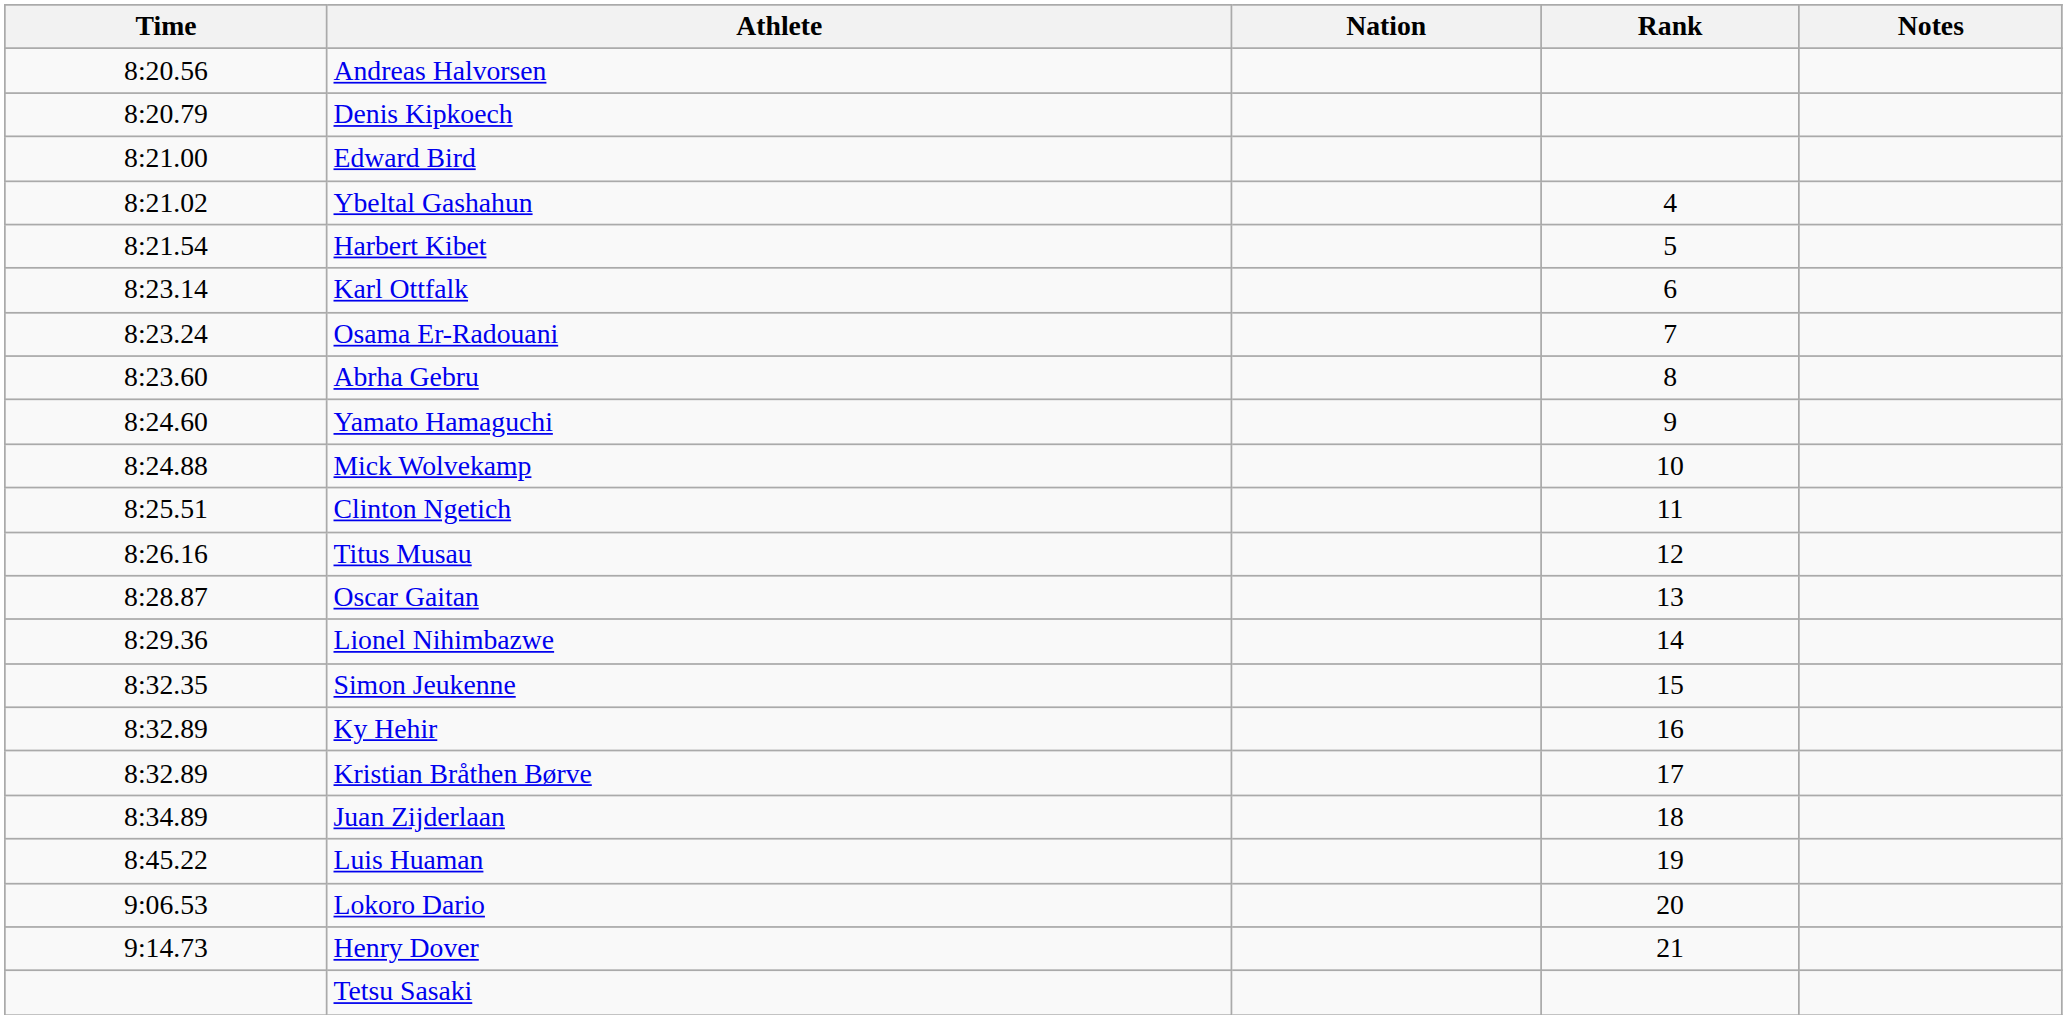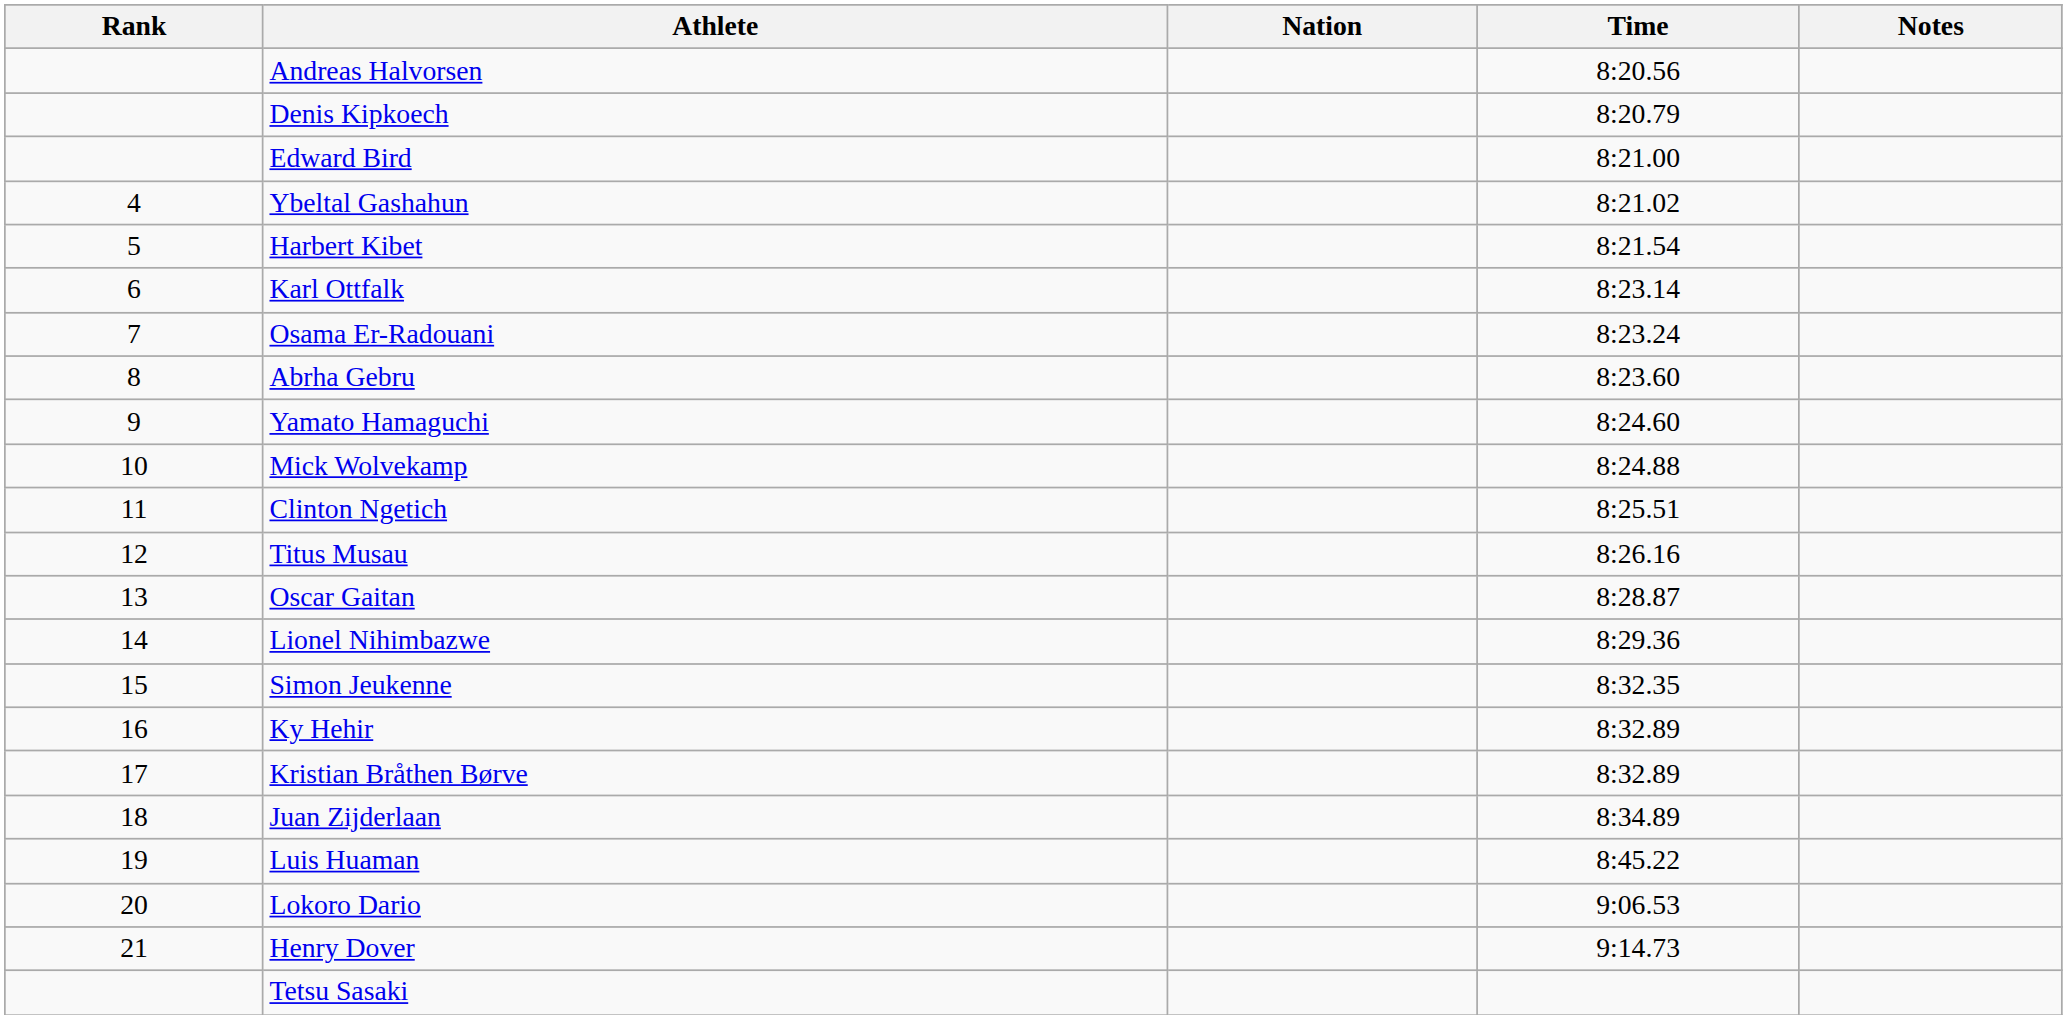columns swapped: (1670, 26) <-> (166, 26)
